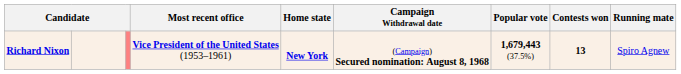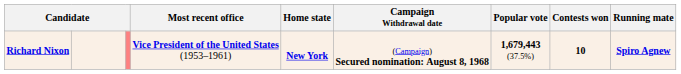(580, 50) 13 -> (580, 50) 10
(643, 50) normal -> (643, 50) bold
